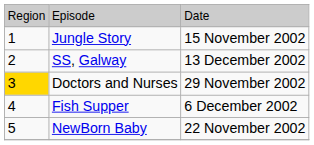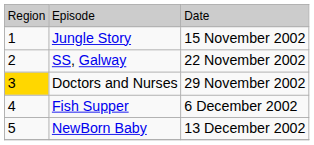(245, 60) 13 December 2002 -> (245, 60) 22 November 2002
(245, 128) 22 November 2002 -> (245, 128) 13 December 2002
